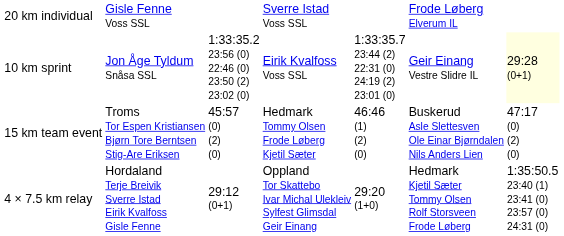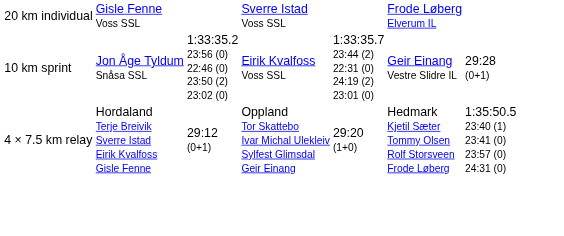(522, 67) lightyellow background -> (480, 67) no background
- row: (53, 133)
